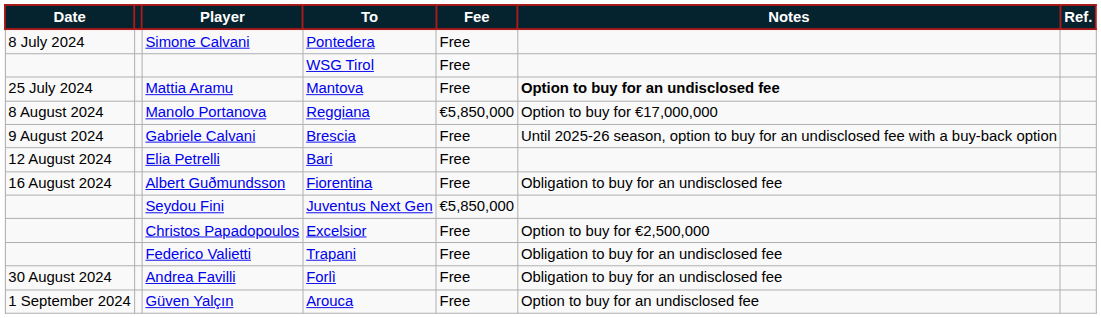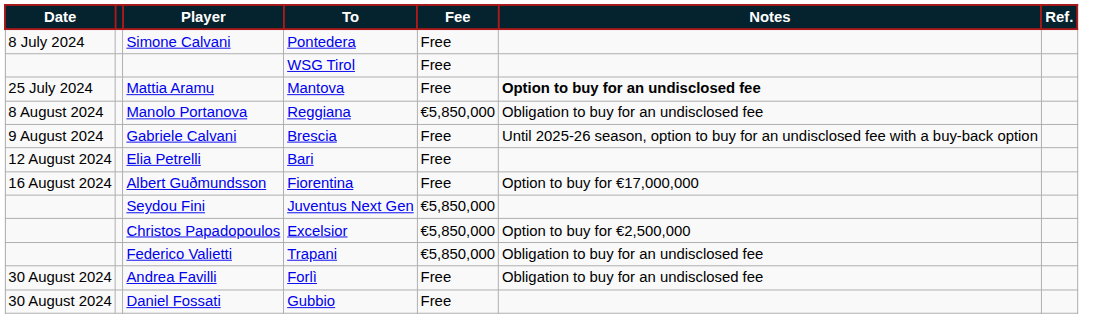(619, 112) Option to buy for €17,000,000 -> (633, 112) Obligation to buy for an undisclosed fee
(652, 183) Obligation to buy for an undisclosed fee -> (600, 183) Option to buy for €17,000,000
(455, 230) Free -> (458, 230) €5,850,000
(455, 254) Free -> (458, 254) €5,850,000
+ row: (174, 301)
- row: (189, 301)
